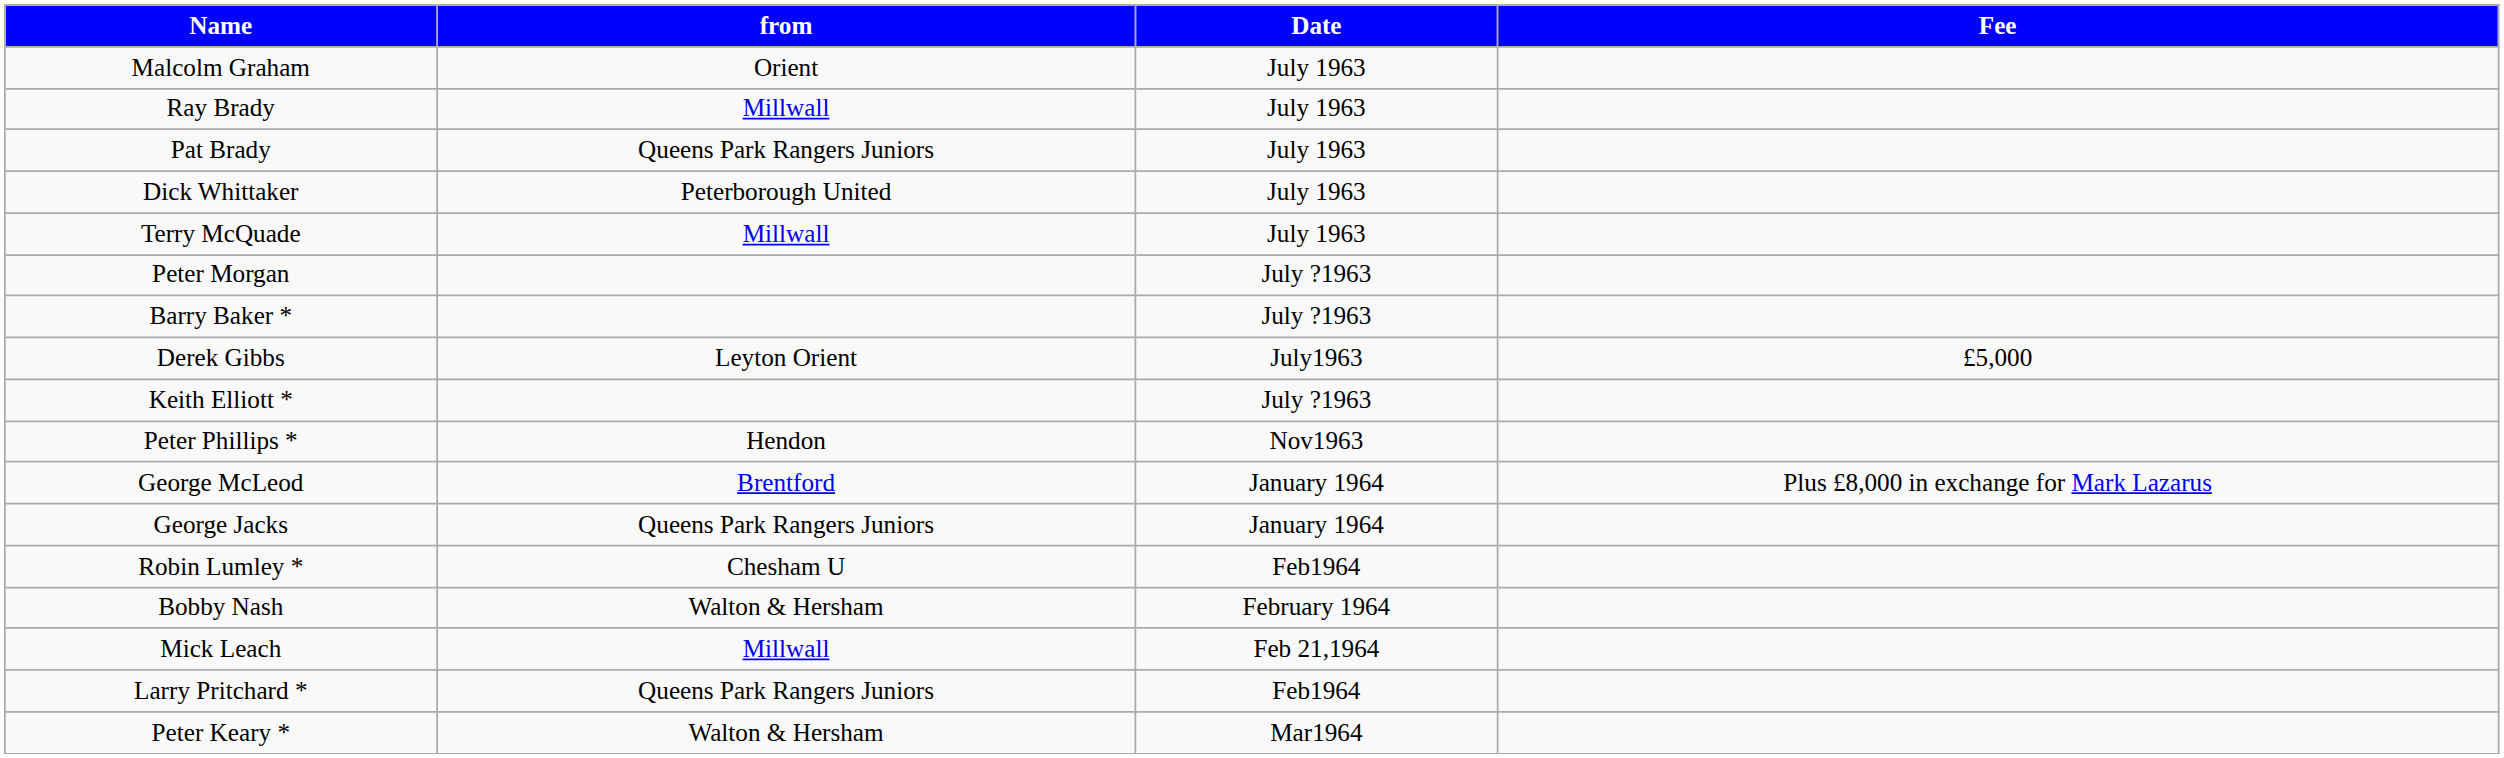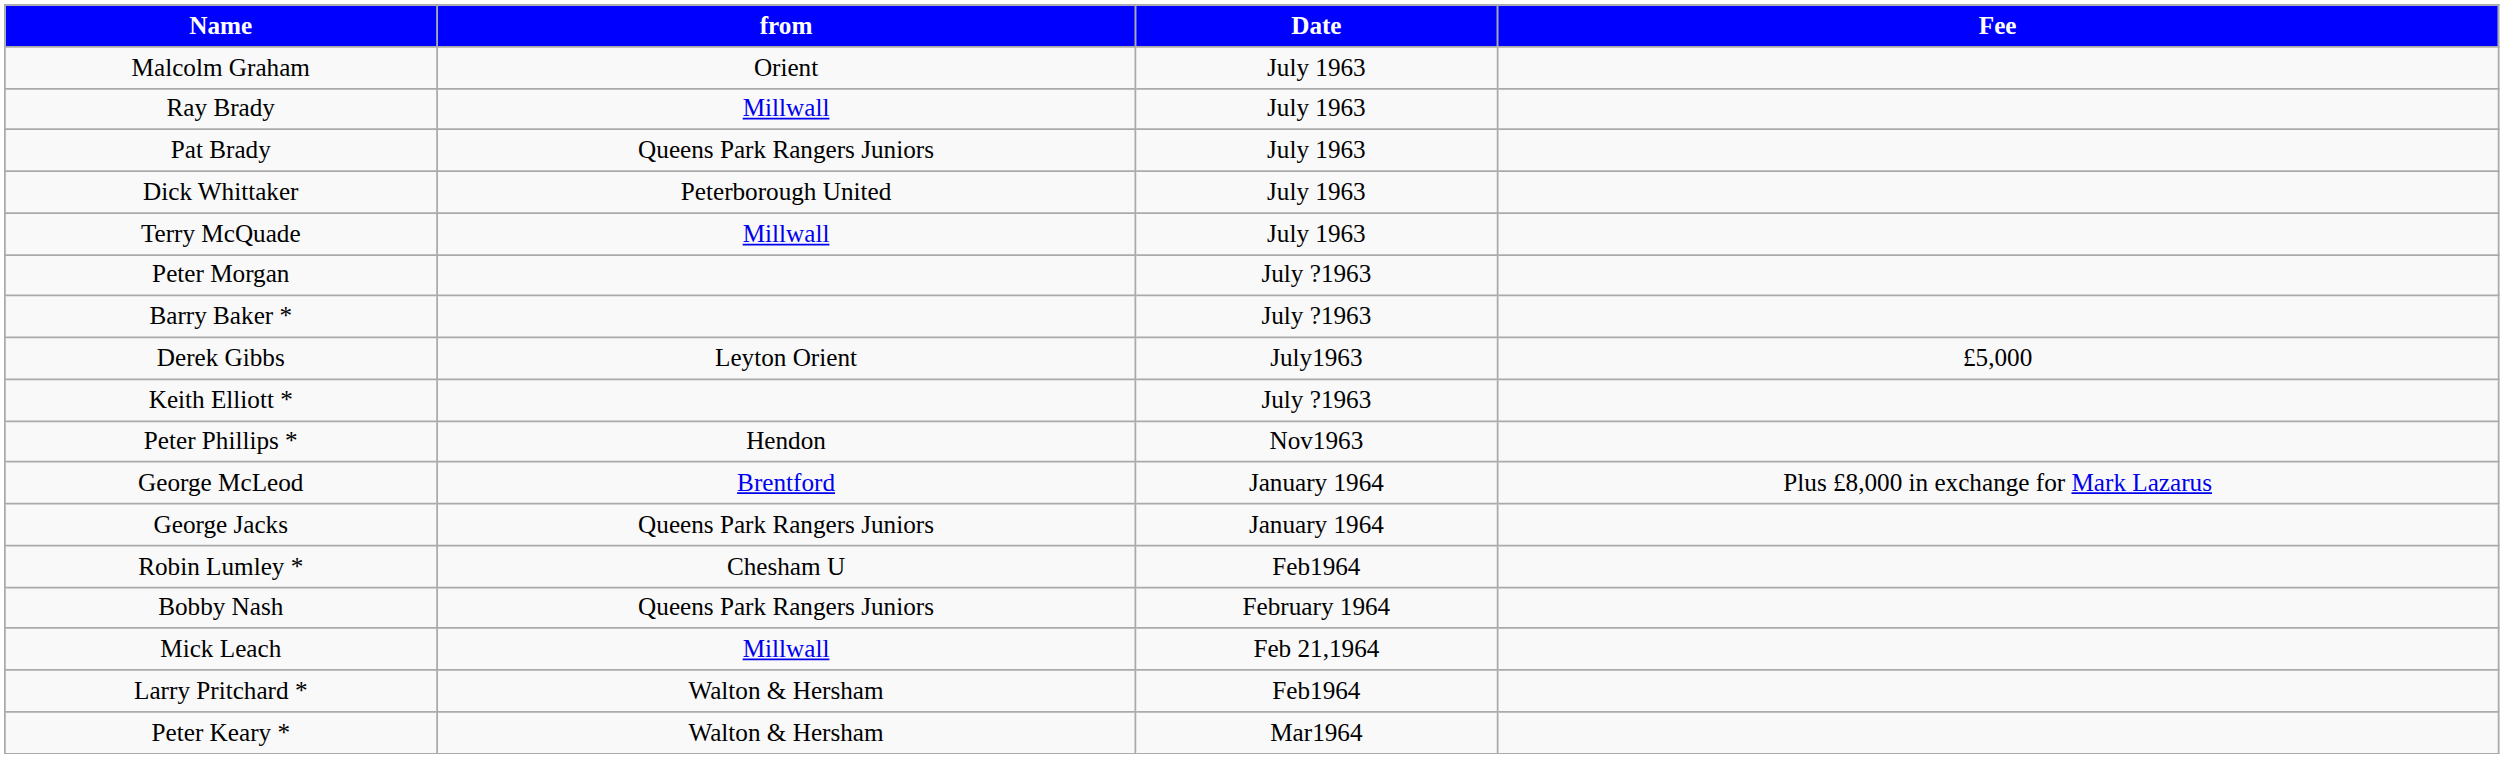(786, 607) Walton & Hersham -> (786, 607) Queens Park Rangers Juniors
(786, 690) Queens Park Rangers Juniors -> (786, 690) Walton & Hersham
